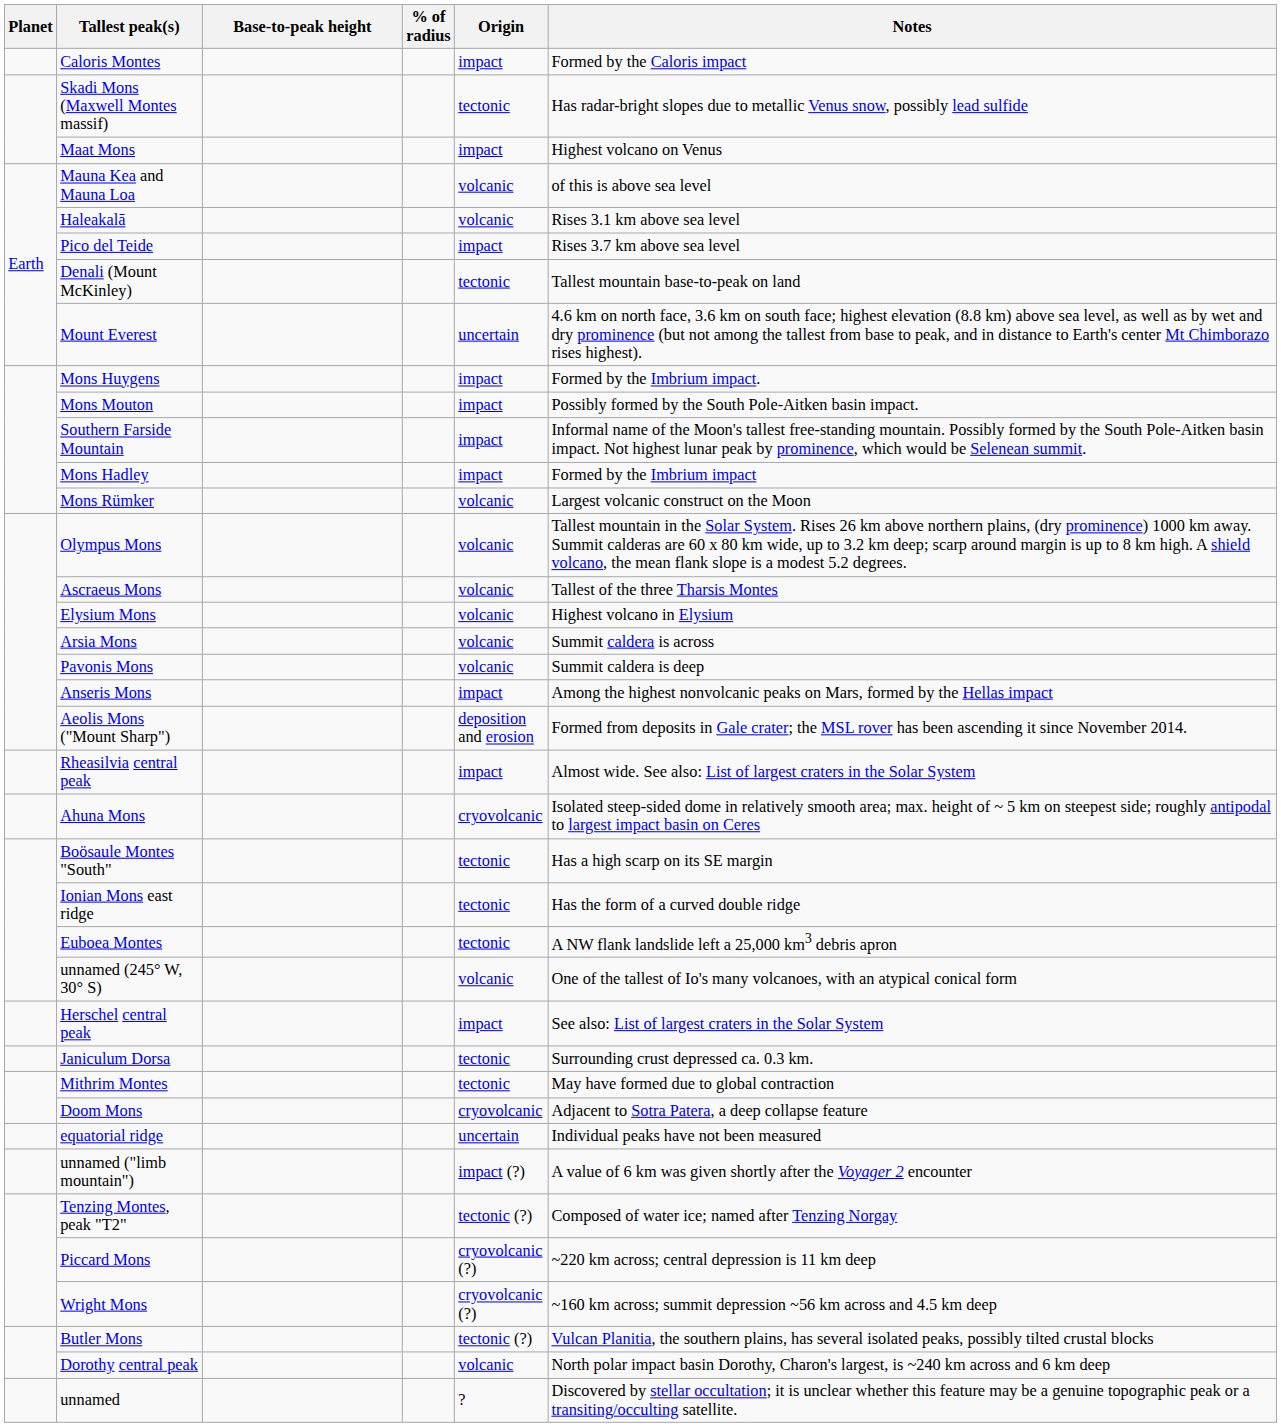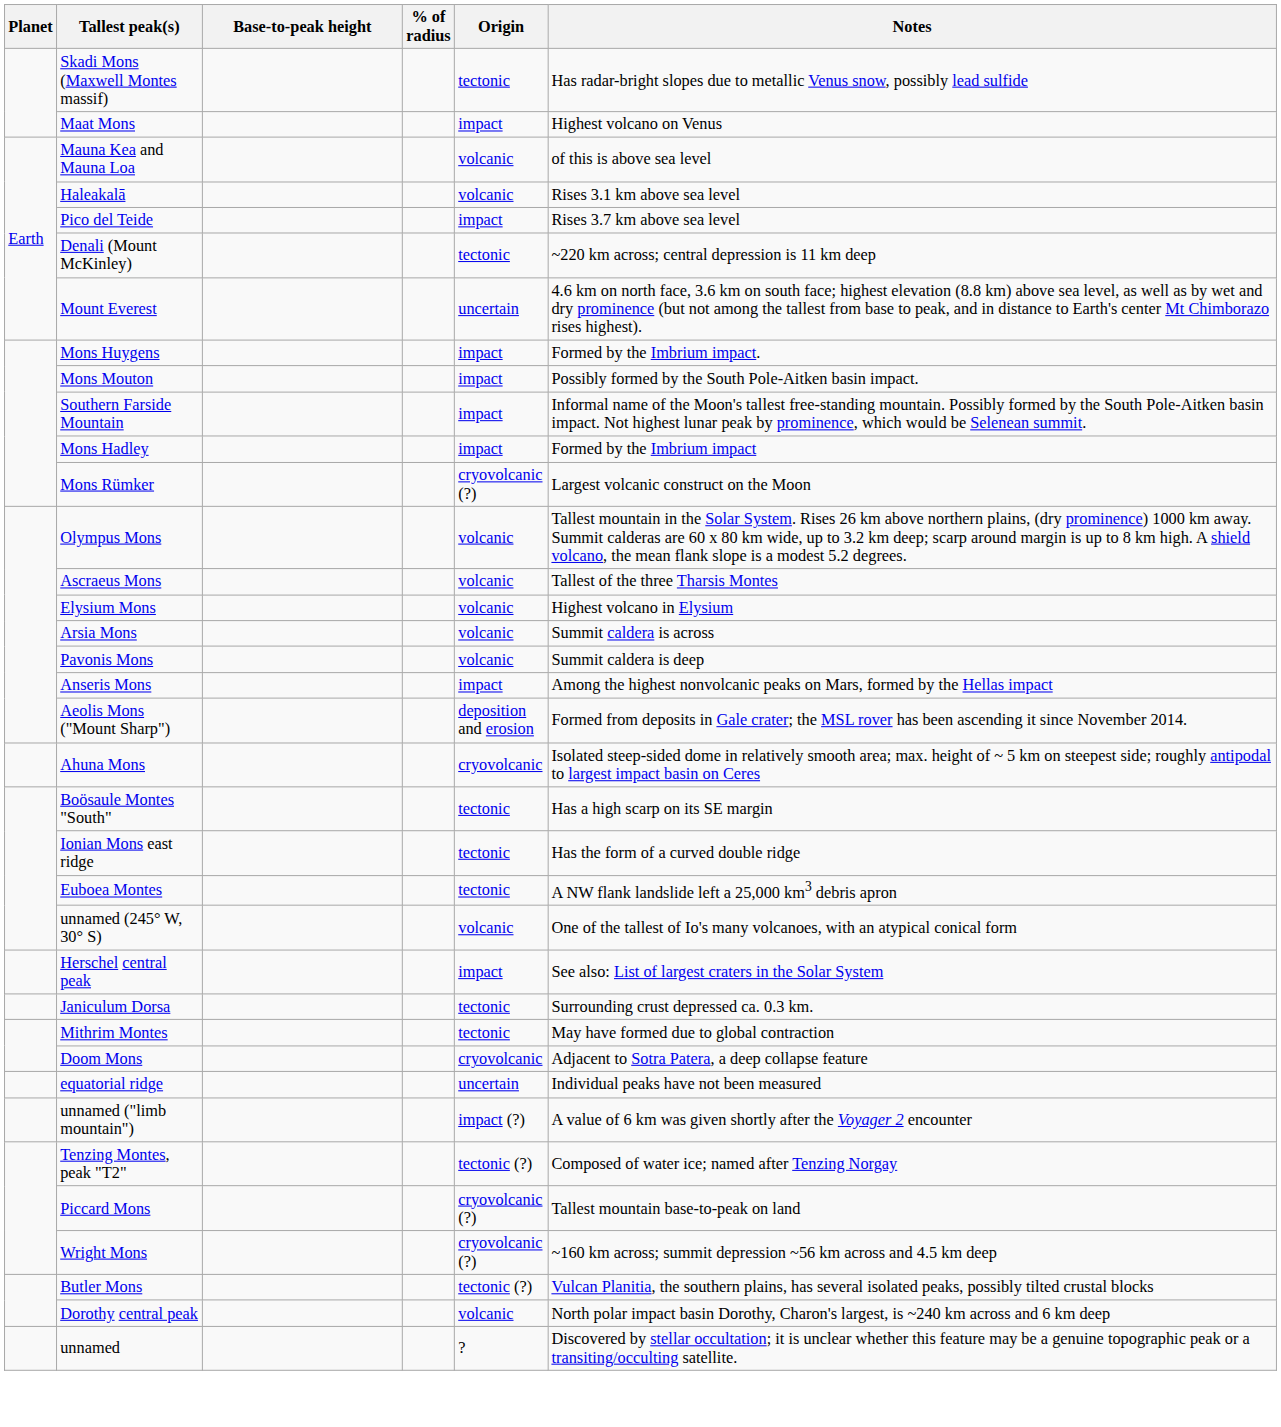- row: (110, 61)
(676, 281) Tallest mountain base-to-peak on land -> (714, 255) ~220 km across; central depression is 11 km deep
(486, 500) volcanic -> (500, 484) cryovolcanic (?)
- row: (119, 772)
(714, 1259) ~220 km across; central depression is 11 km deep -> (676, 1208) Tallest mountain base-to-peak on land
